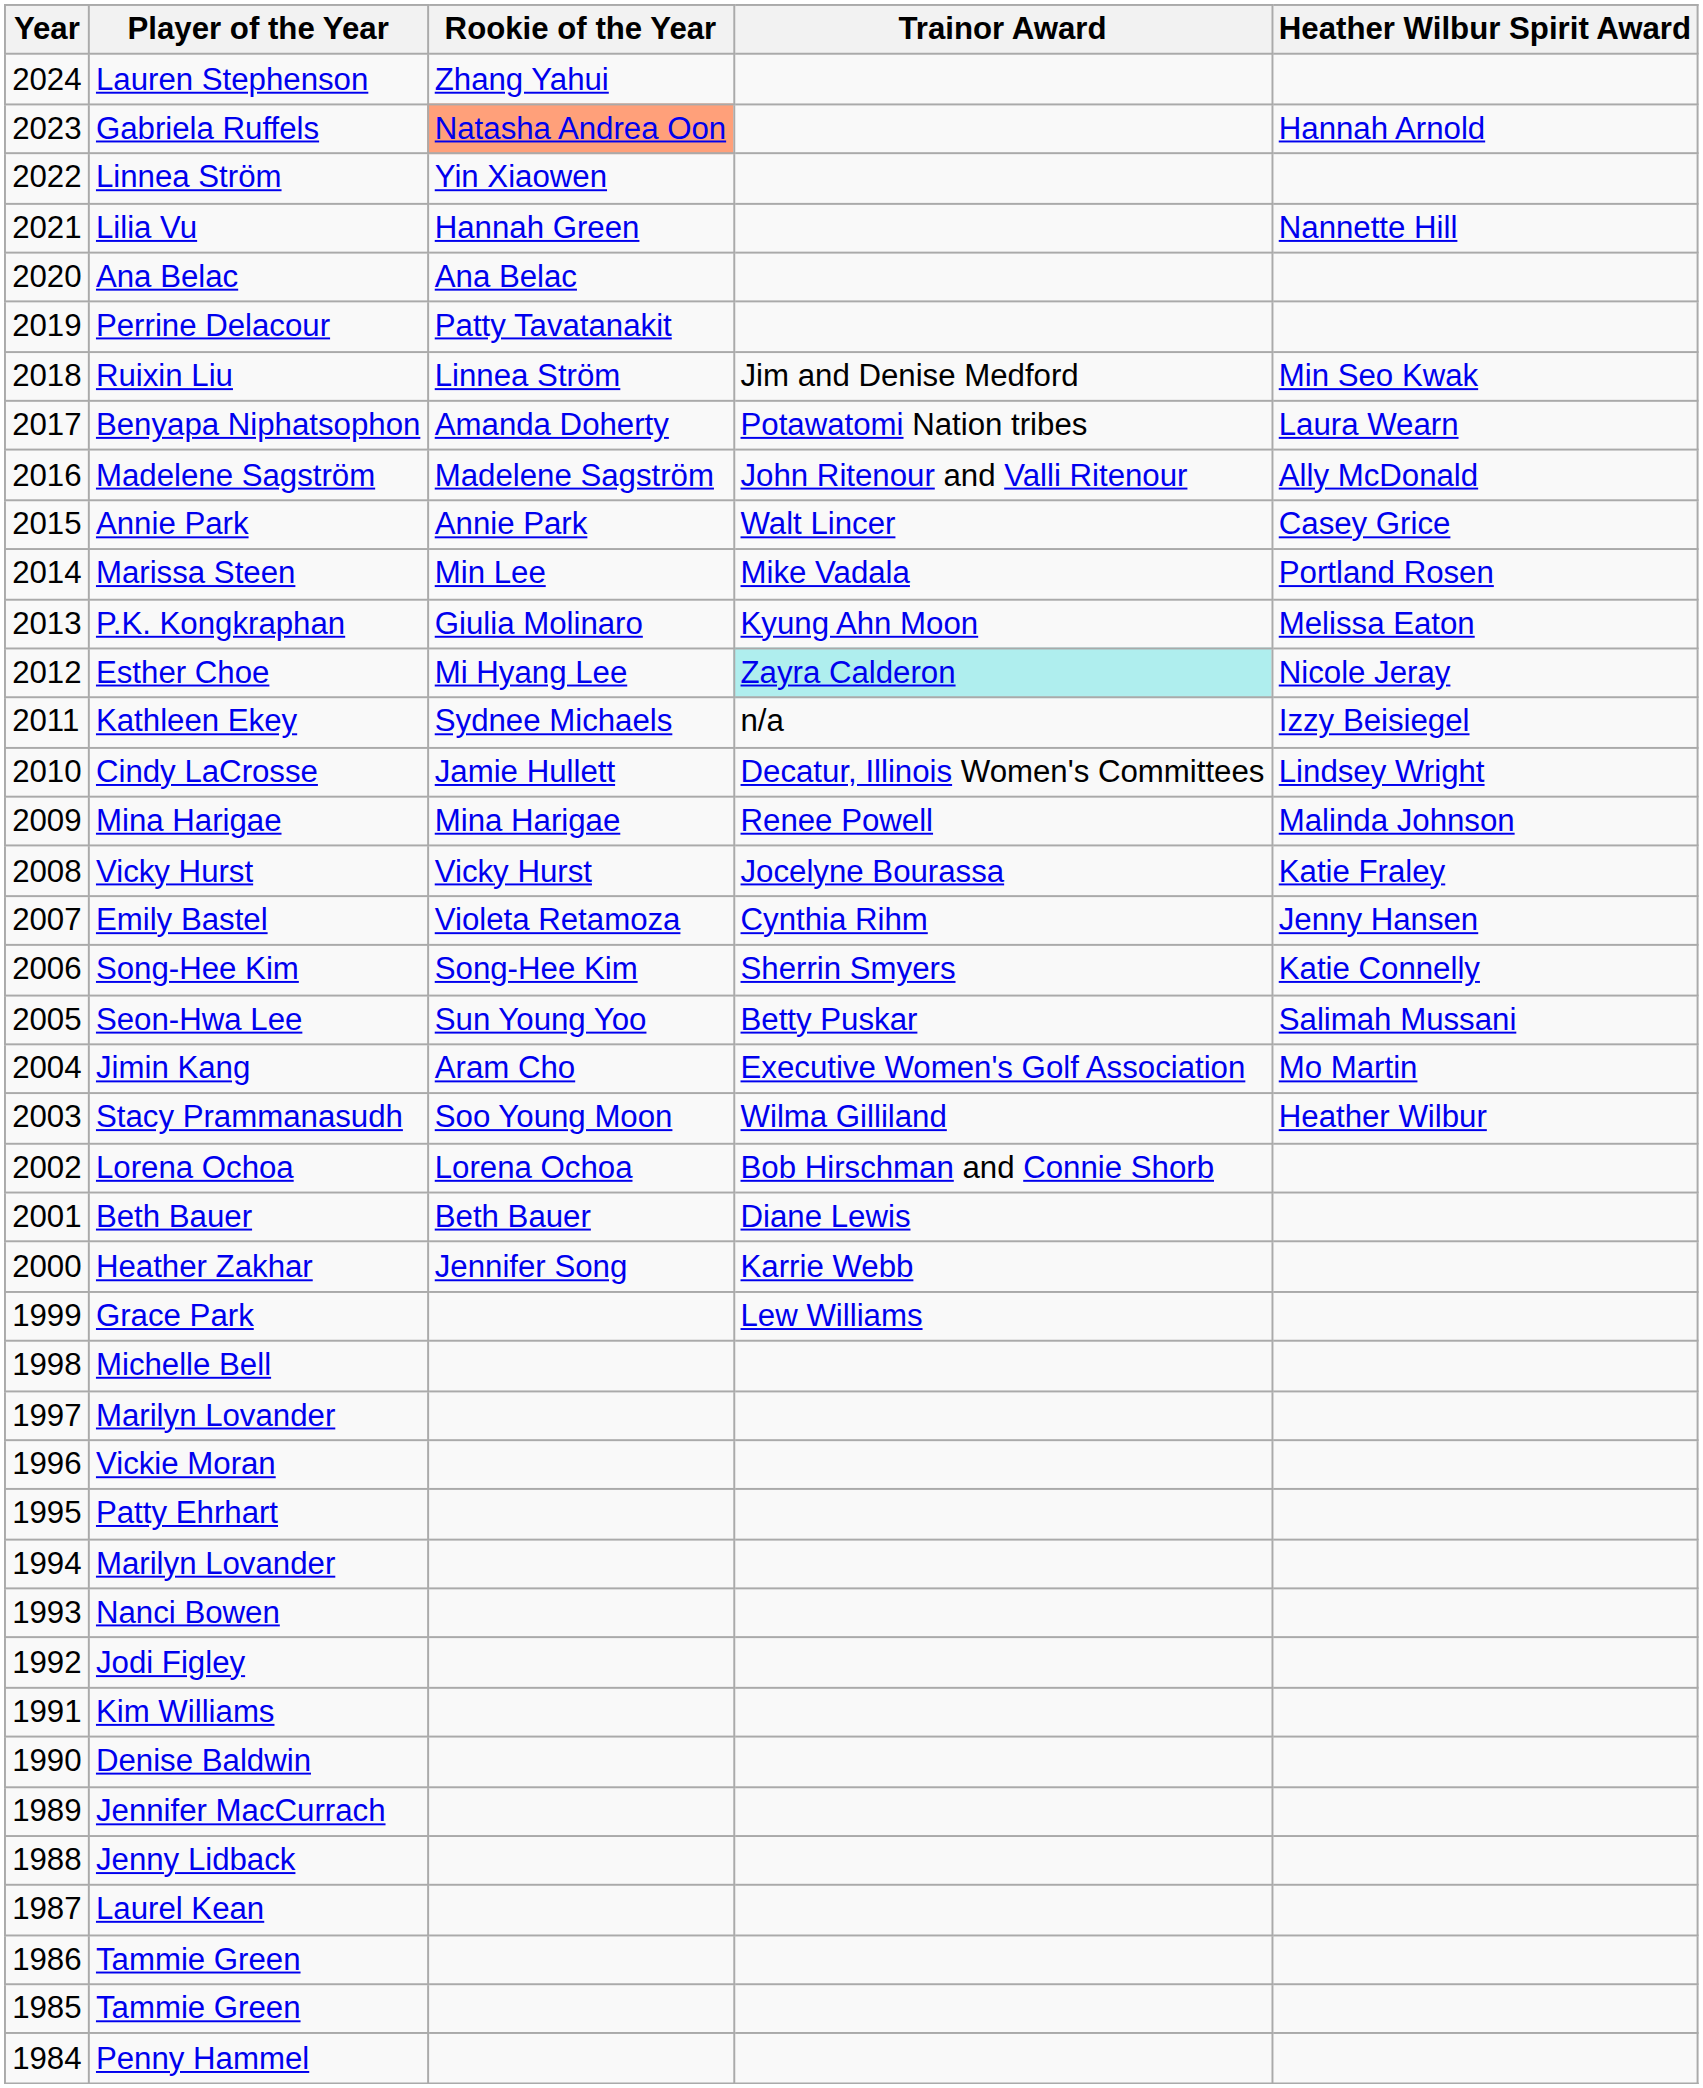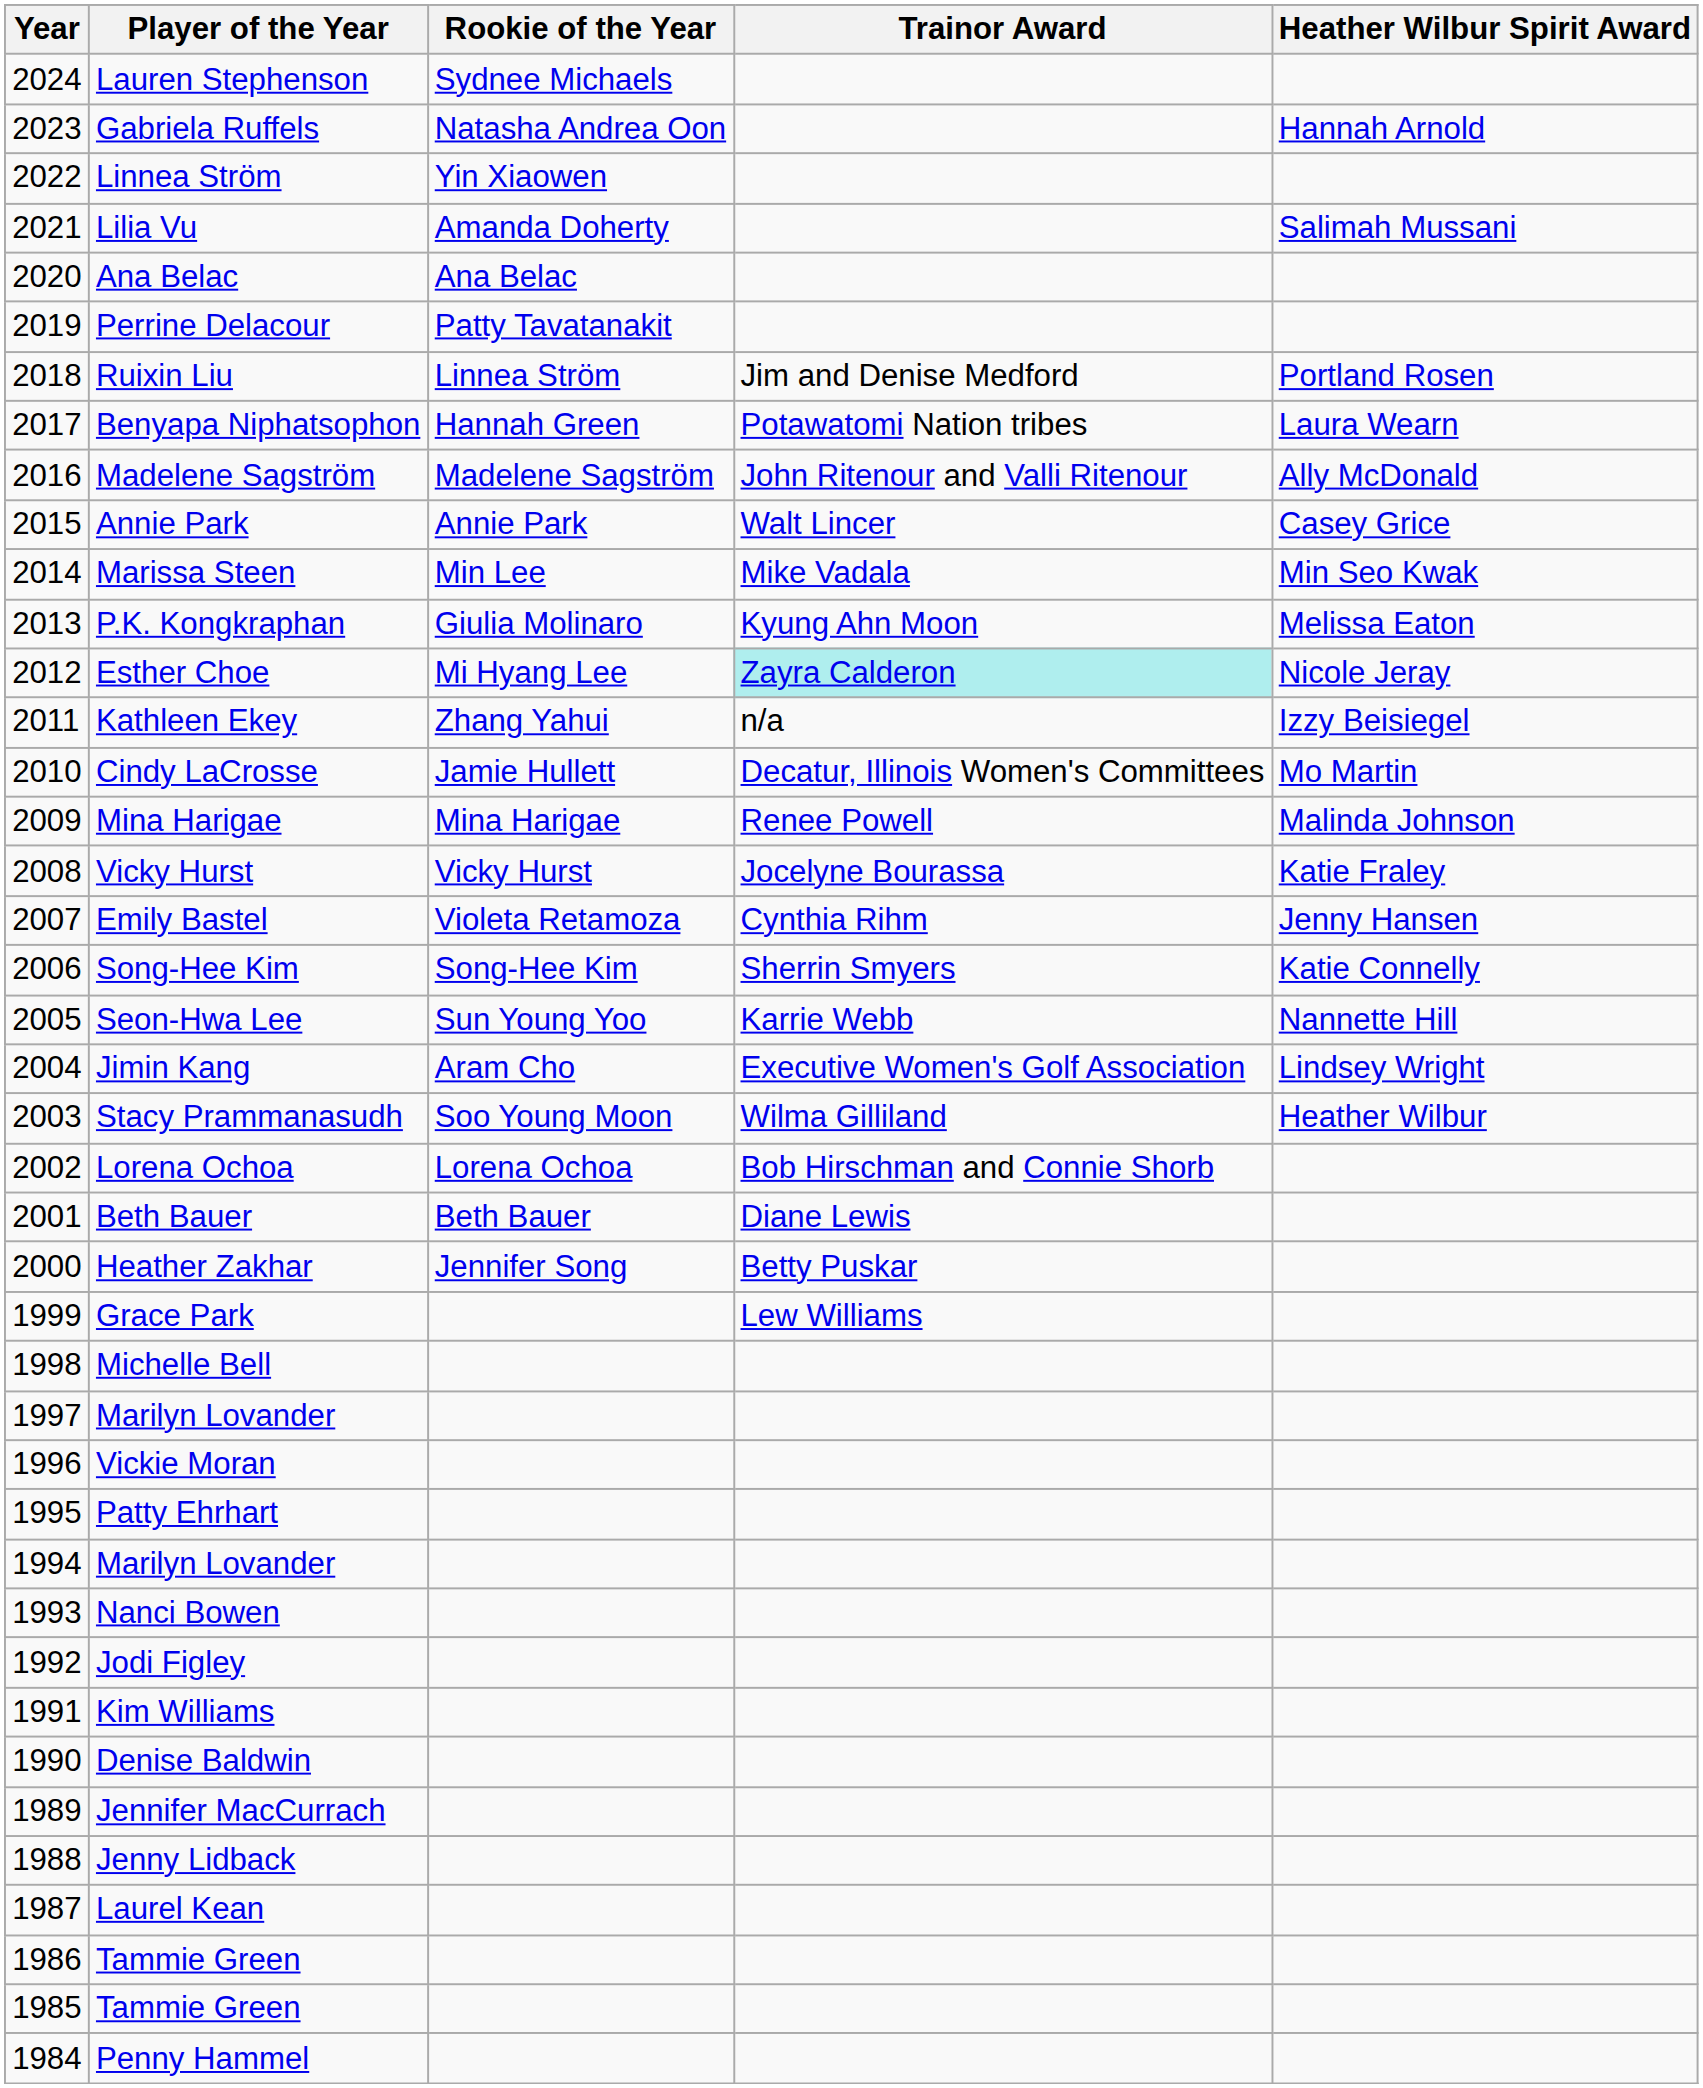(522, 78) Zhang Yahui -> (554, 78) Sydnee Michaels
(580, 128) lightsalmon background -> (580, 128) no background
(537, 227) Hannah Green -> (552, 227) Amanda Doherty
(1368, 227) Nannette Hill -> (1398, 227) Salimah Mussani
(1378, 375) Min Seo Kwak -> (1386, 375) Portland Rosen
(552, 425) Amanda Doherty -> (537, 425) Hannah Green
(1386, 573) Portland Rosen -> (1378, 573) Min Seo Kwak
(554, 721) Sydnee Michaels -> (522, 721) Zhang Yahui
(1382, 771) Lindsey Wright -> (1348, 771) Mo Martin
(829, 1018) Betty Puskar -> (827, 1018) Karrie Webb
(1398, 1018) Salimah Mussani -> (1368, 1018) Nannette Hill
(1348, 1068) Mo Martin -> (1382, 1068) Lindsey Wright
(827, 1266) Karrie Webb -> (829, 1266) Betty Puskar
